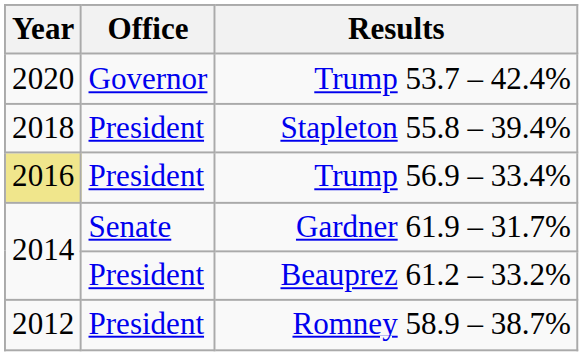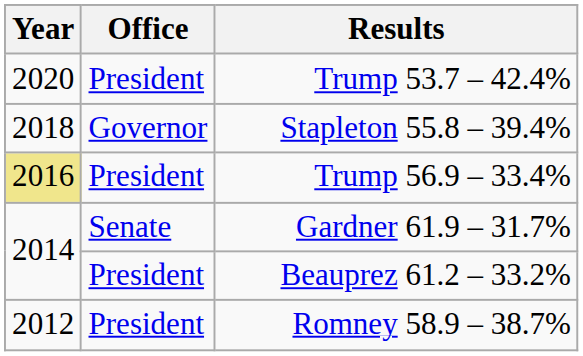(148, 78) Governor -> (146, 78) President
(146, 127) President -> (148, 127) Governor
